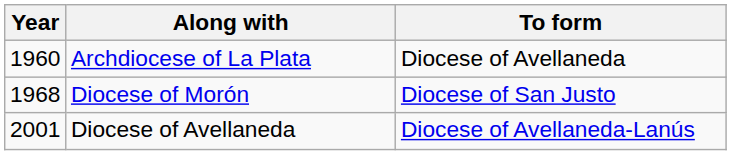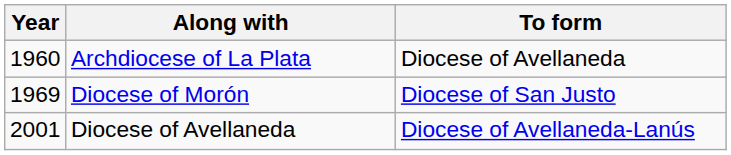(35, 94) 1968 -> (35, 94) 1969
